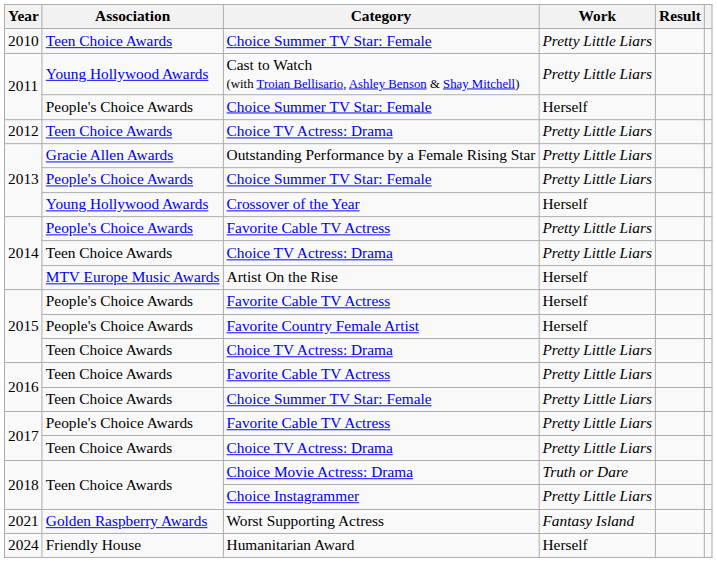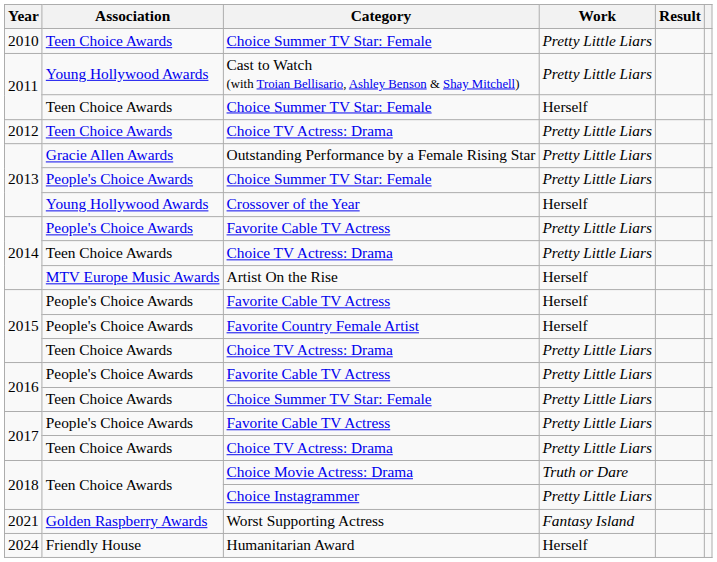(119, 107) People's Choice Awards -> (109, 107) Teen Choice Awards
(109, 374) Teen Choice Awards -> (119, 374) People's Choice Awards
